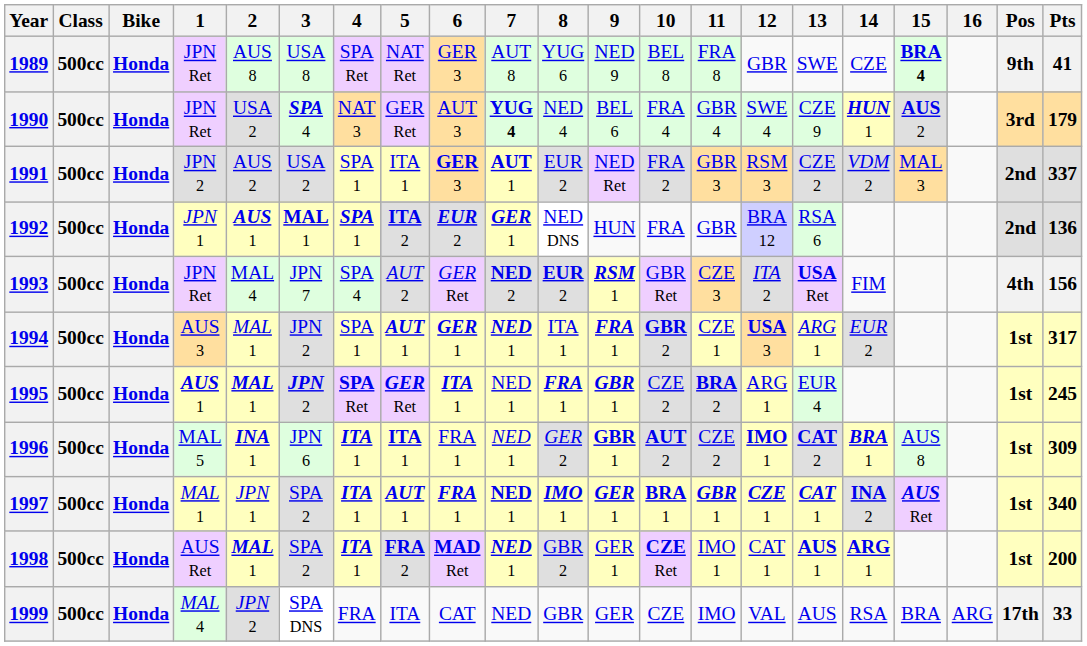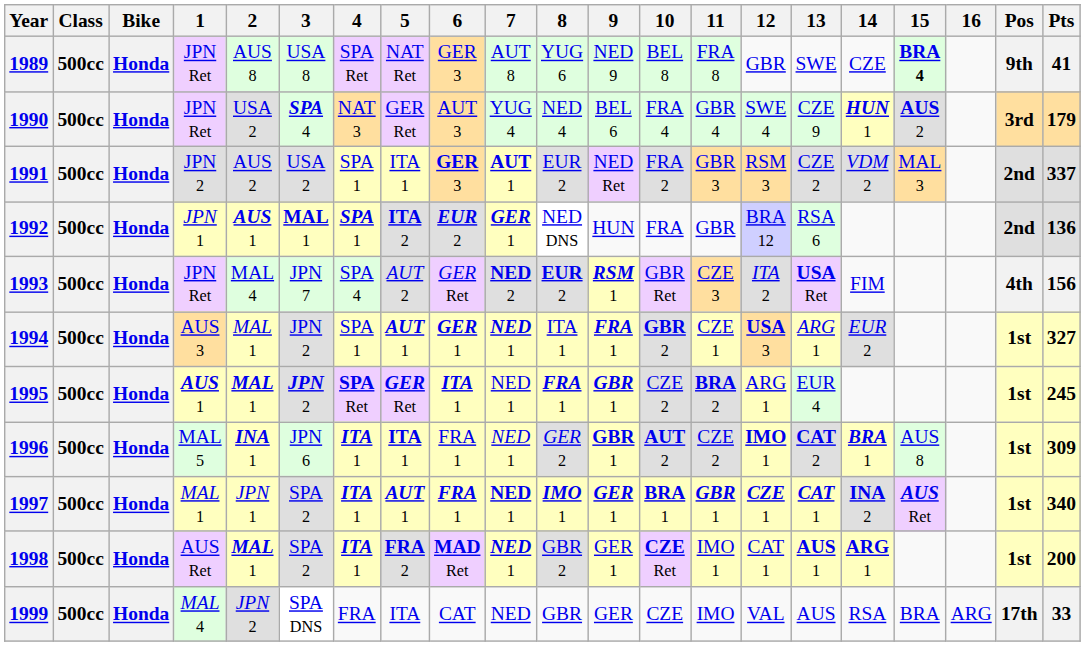(511, 118) bold -> (511, 117) normal
(1063, 338) 317 -> (1061, 338) 327
